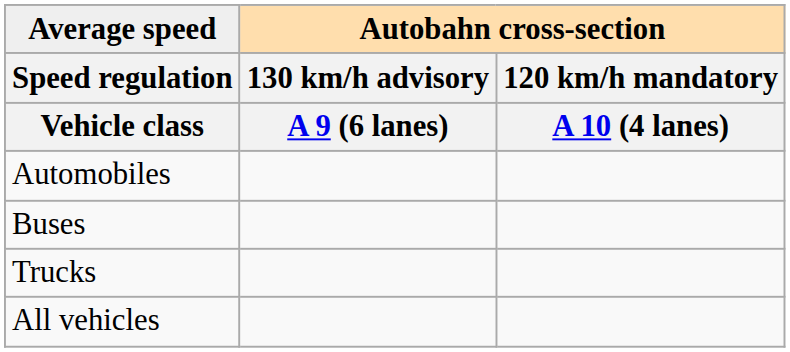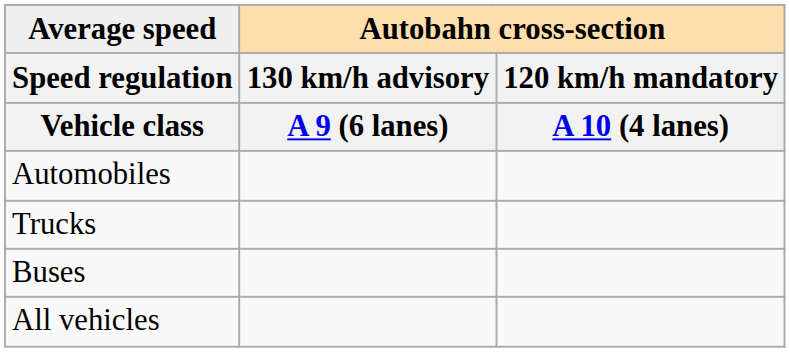rows swapped: (54, 272) <-> (49, 223)
